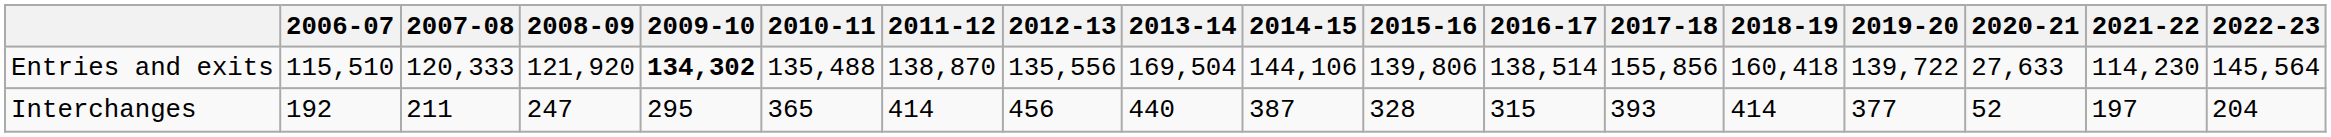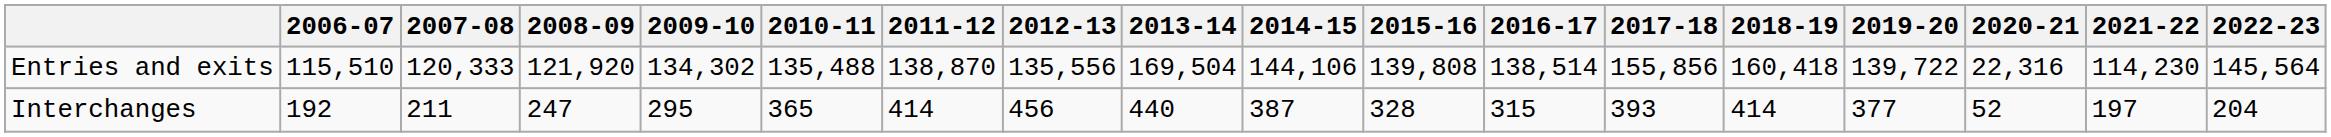(701, 68) bold -> (701, 68) normal
(1423, 68) 139,806 -> (1423, 68) 139,808
(2018, 68) 27,633 -> (2018, 68) 22,316
